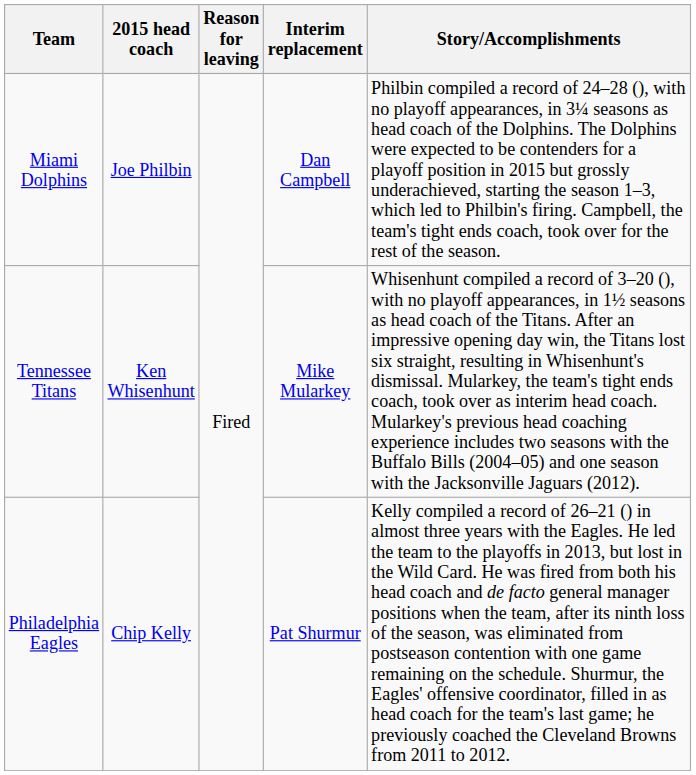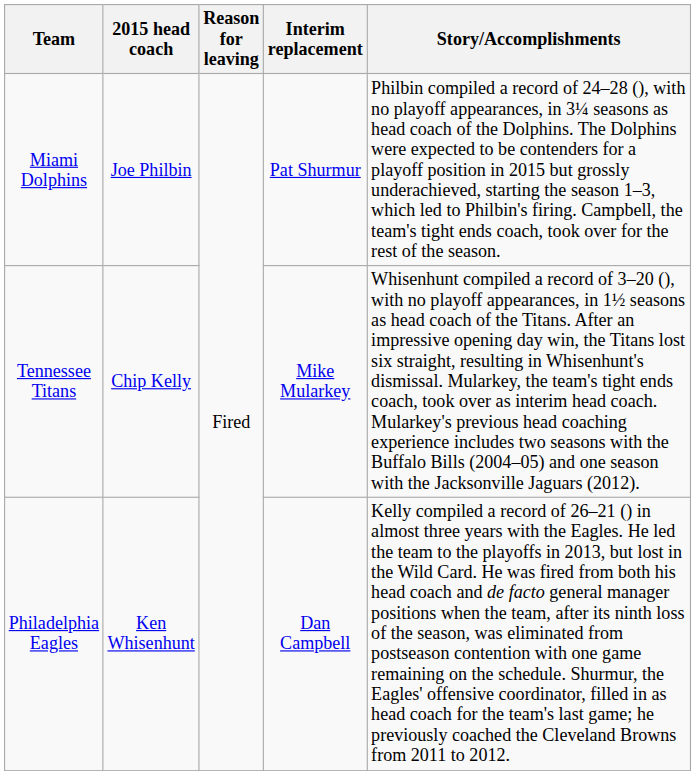(315, 169) Dan Campbell -> (315, 169) Pat Shurmur
(151, 381) Ken Whisenhunt -> (151, 381) Chip Kelly
(151, 633) Chip Kelly -> (151, 633) Ken Whisenhunt
(315, 633) Pat Shurmur -> (315, 633) Dan Campbell
